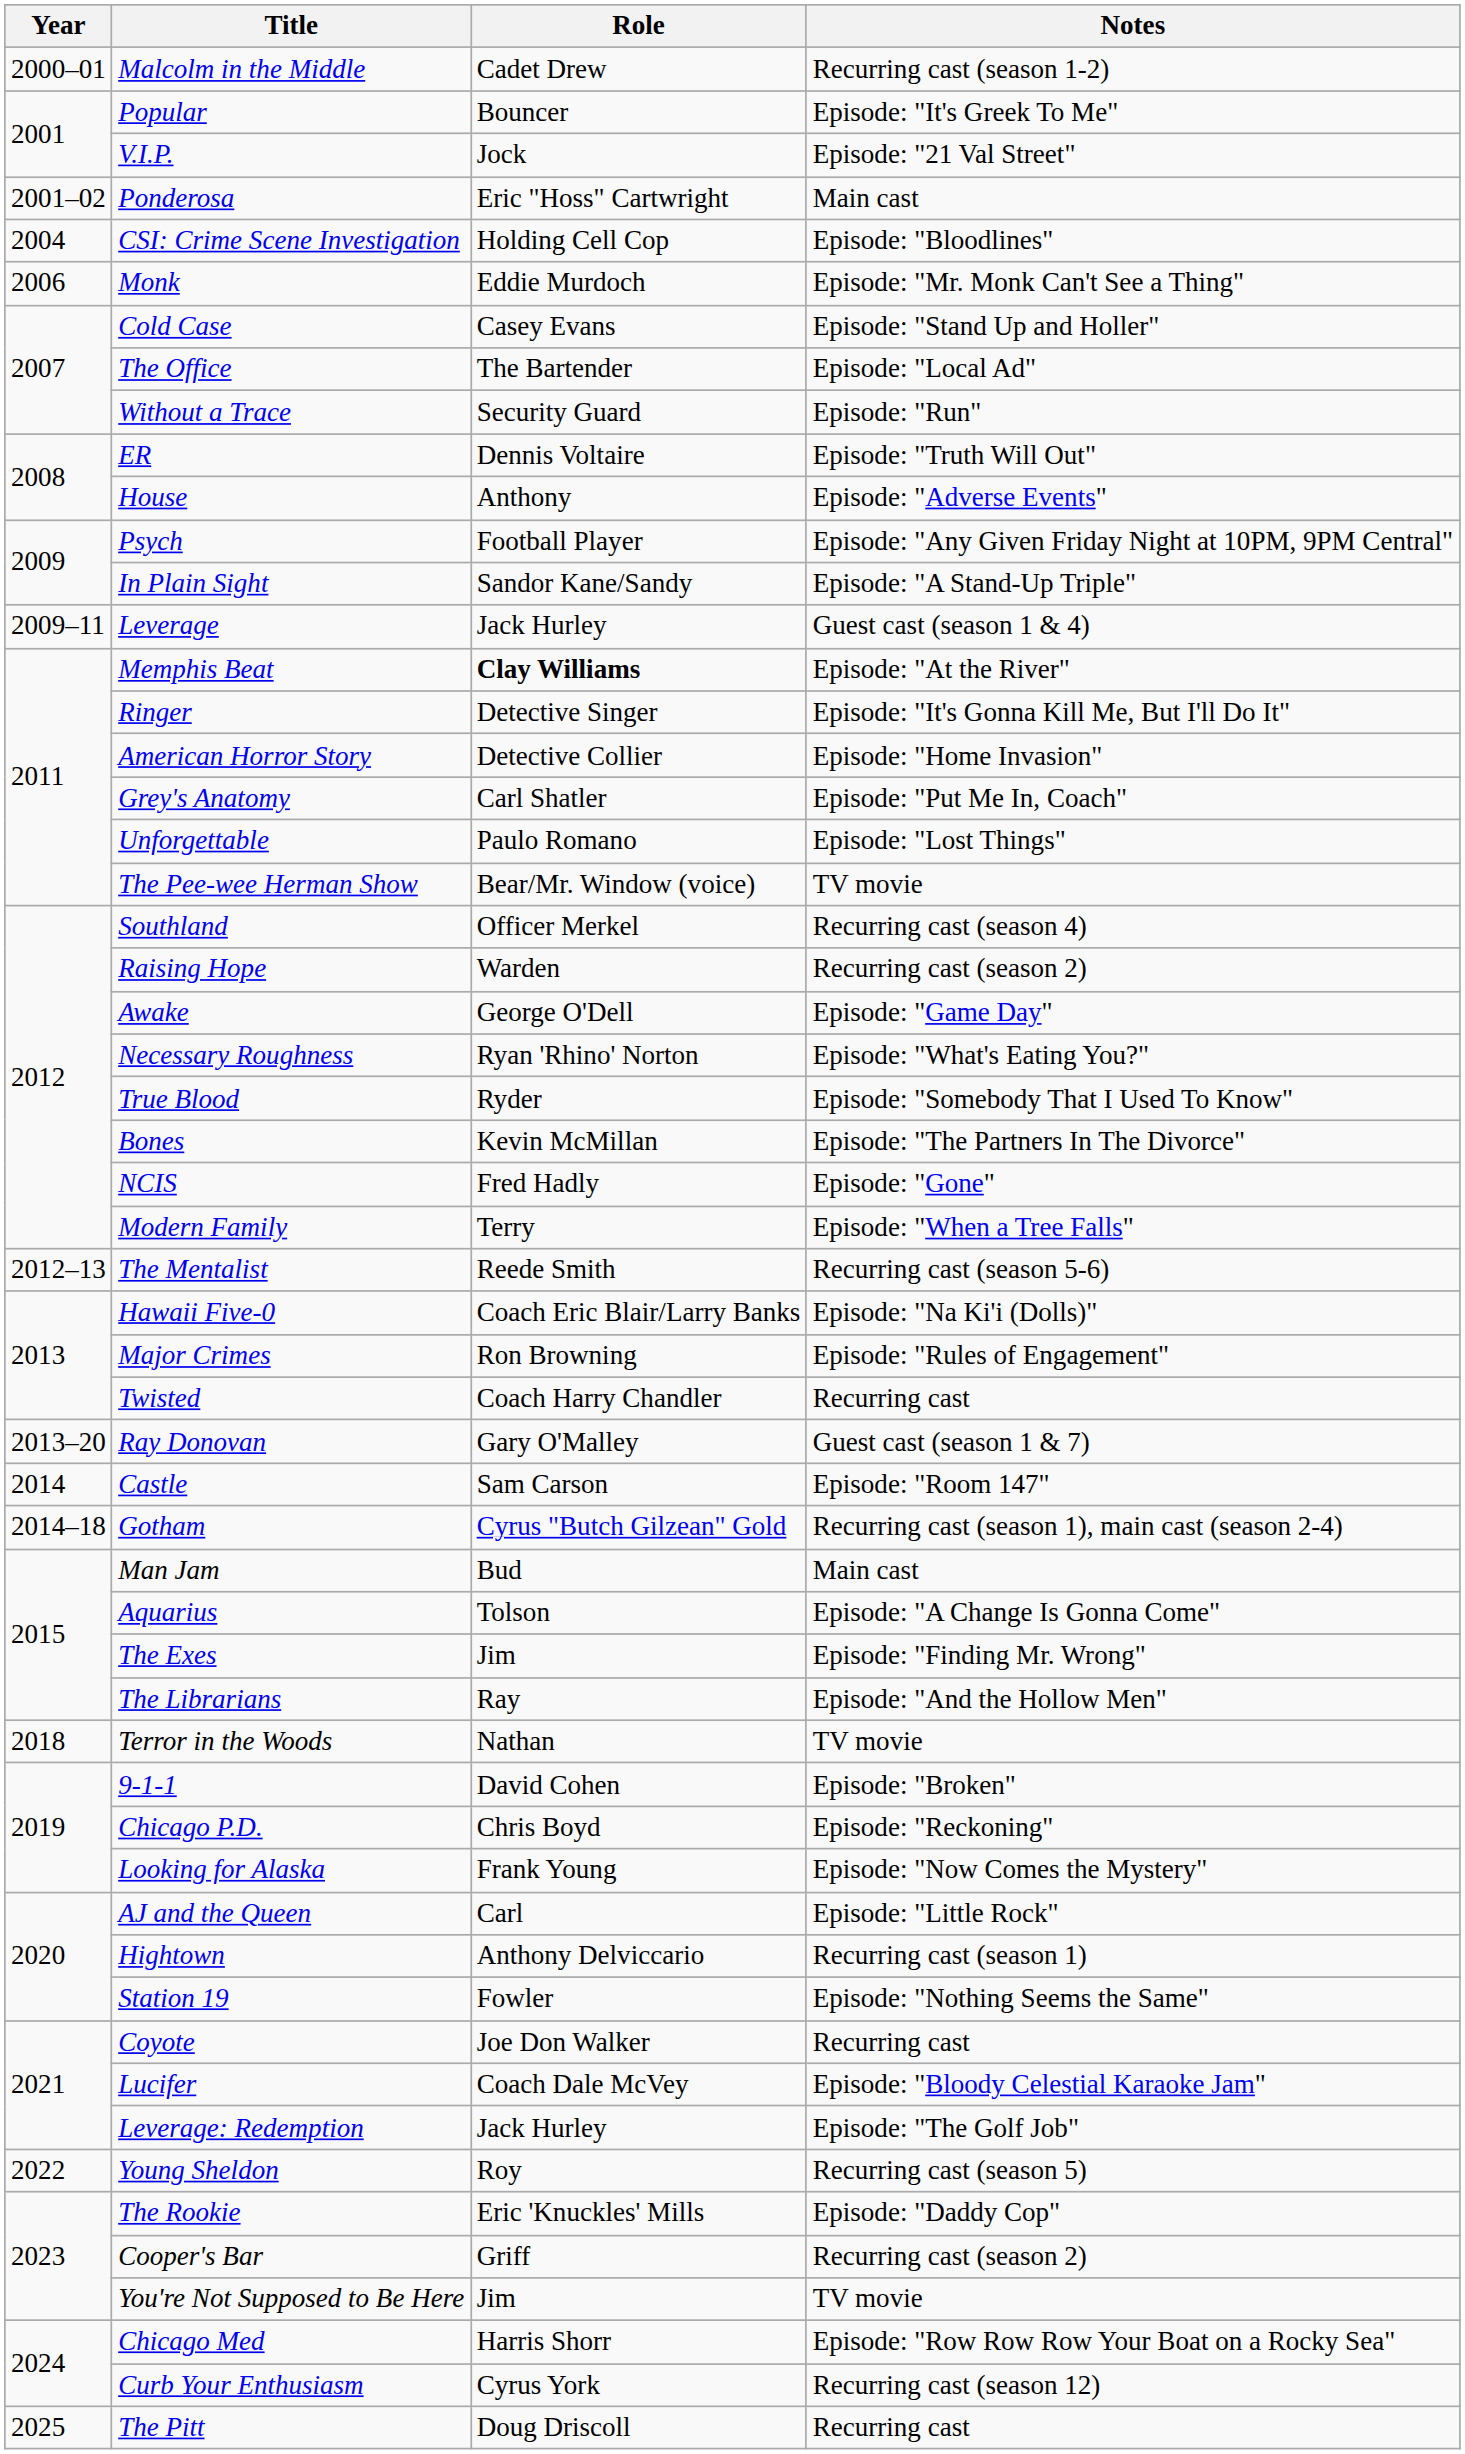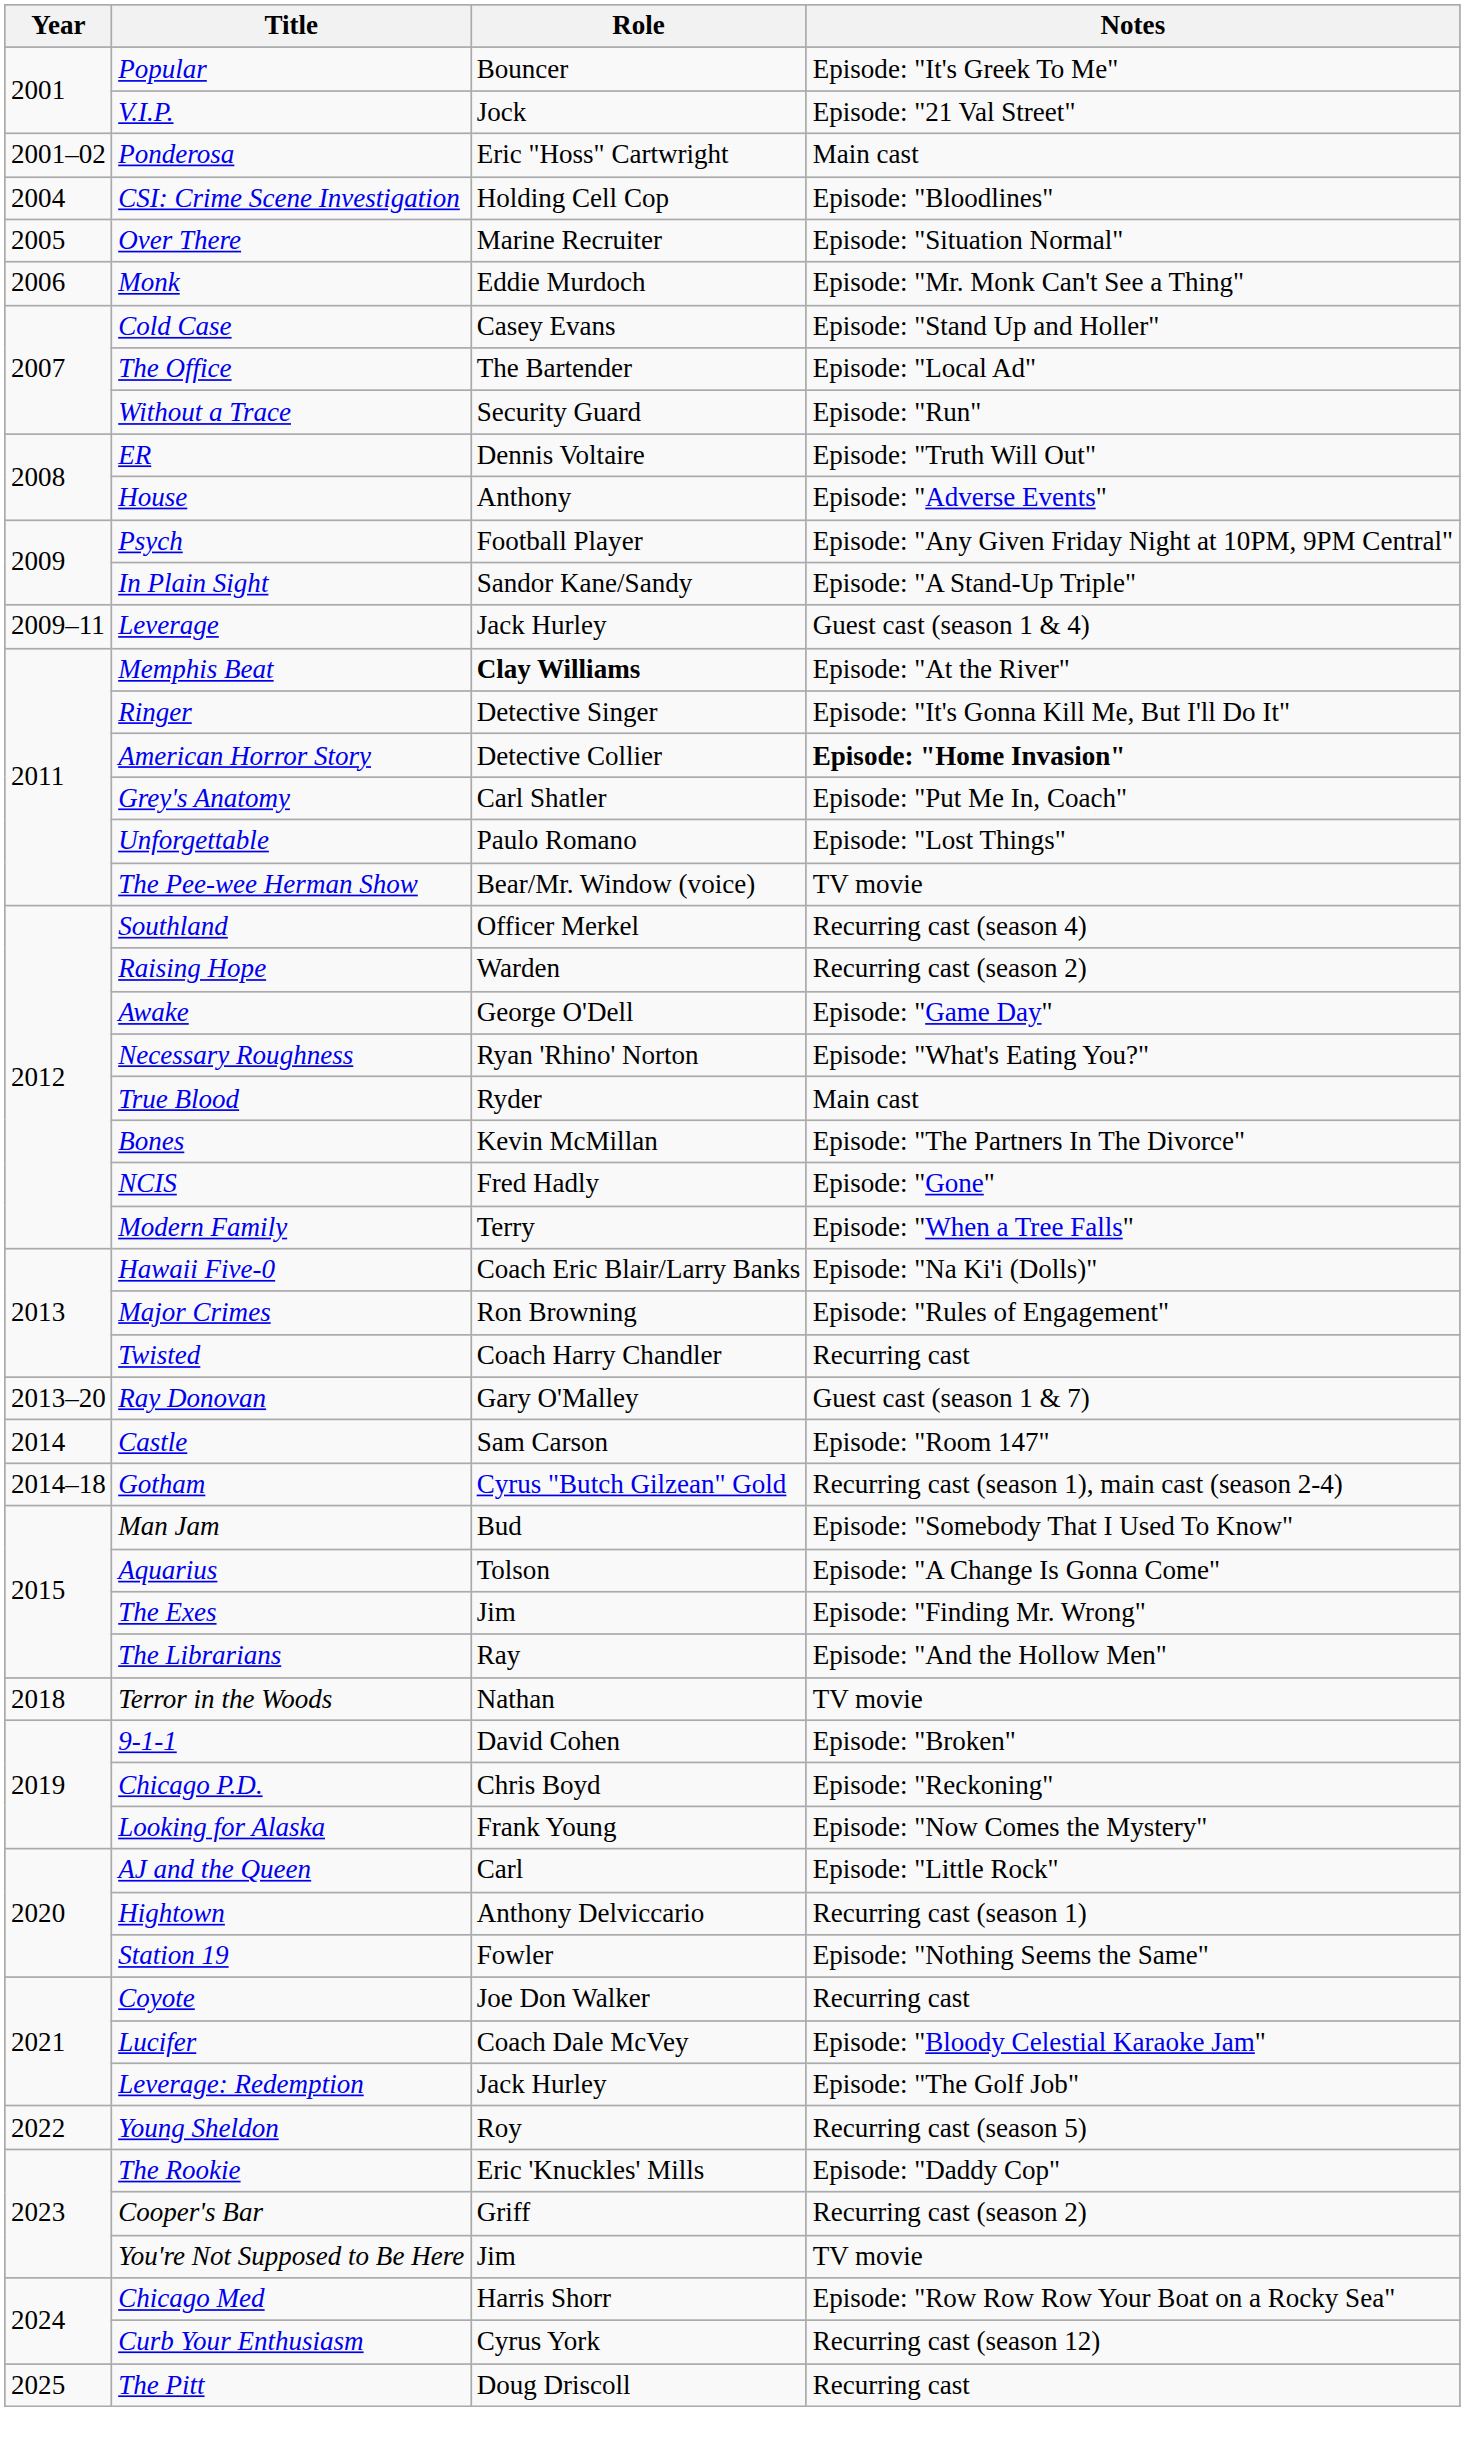- row: (242, 68)
+ row: (180, 240)
(957, 754) normal -> (969, 754) bold
(1053, 1098) Episode: "Somebody That I Used To Know" -> (866, 1098) Main cast
- row: (193, 1269)
(866, 1569) Main cast -> (1053, 1526) Episode: "Somebody That I Used To Know"
